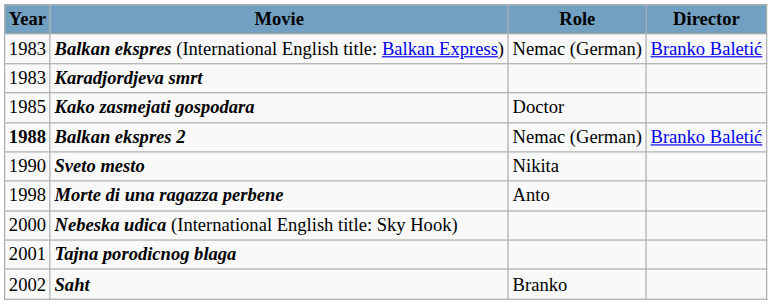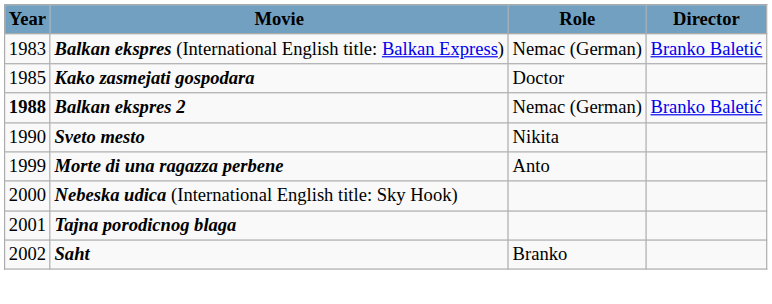- row: (129, 78)
(27, 195) 1998 -> (27, 166) 1999
